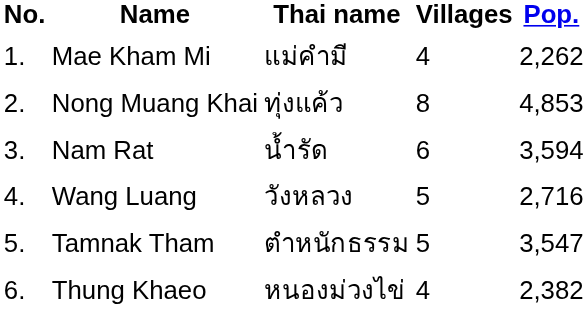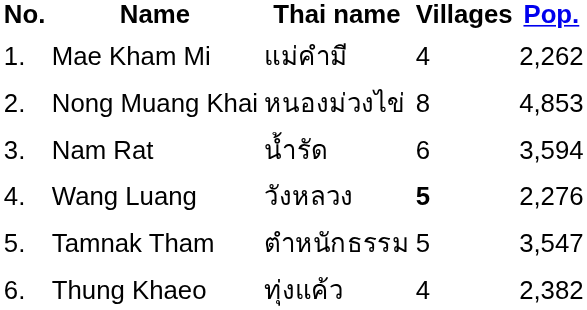(304, 103) ทุ่งแค้ว -> (334, 103) หนองม่วงไข่
(423, 196) normal -> (423, 196) bold
(551, 196) 2,716 -> (551, 196) 2,276
(334, 290) หนองม่วงไข่ -> (304, 290) ทุ่งแค้ว
